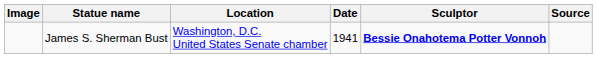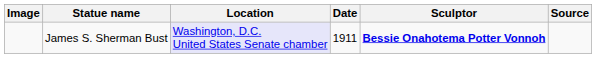(250, 37) no background -> (250, 37) lavender background
(345, 37) 1941 -> (345, 37) 1911
